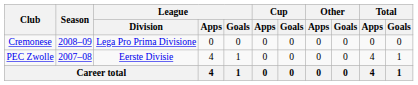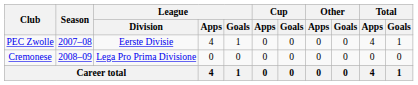rows swapped: (30, 57) <-> (30, 42)
